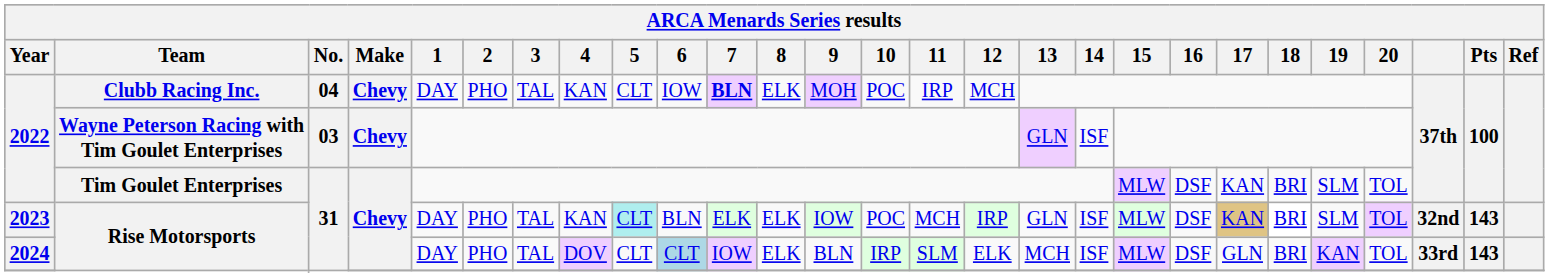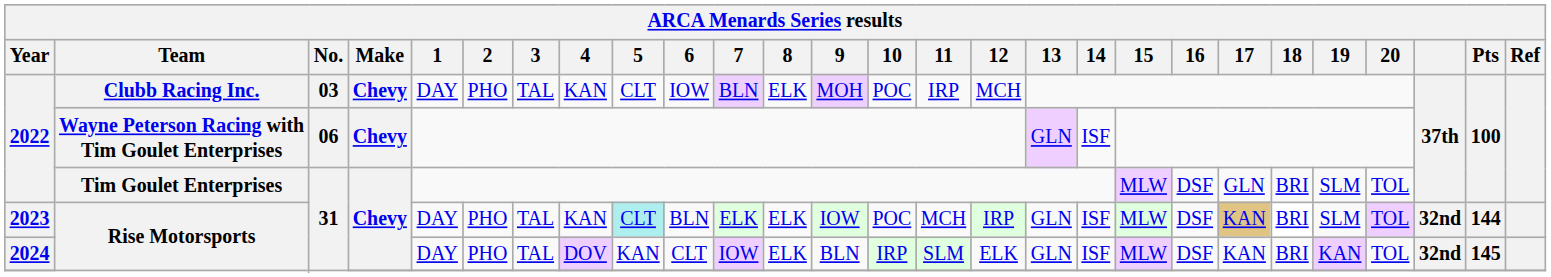(328, 90) 04 -> (328, 90) 03
(732, 90) bold -> (739, 90) normal
(328, 137) 03 -> (328, 137) 06
(1243, 184) KAN -> (1244, 184) GLN
(1484, 219) 143 -> (1486, 219) 144
(634, 253) CLT -> (638, 253) KAN
(682, 253) lightblue background -> (689, 253) no background
(1047, 253) MCH -> (1051, 253) GLN
(1243, 253) GLN -> (1244, 253) KAN
(1438, 253) 33rd -> (1440, 253) 32nd
(1484, 253) 143 -> (1486, 253) 145
